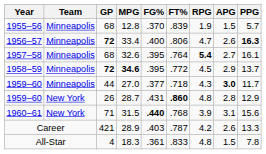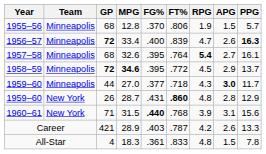(179, 26) .839 -> (179, 26) .806
(179, 41) .806 -> (179, 41) .839
